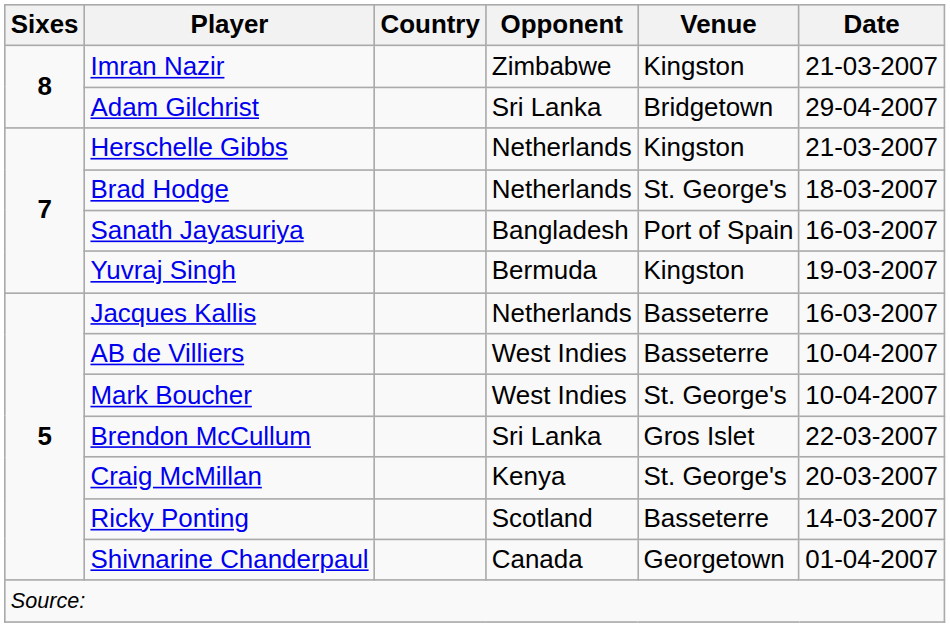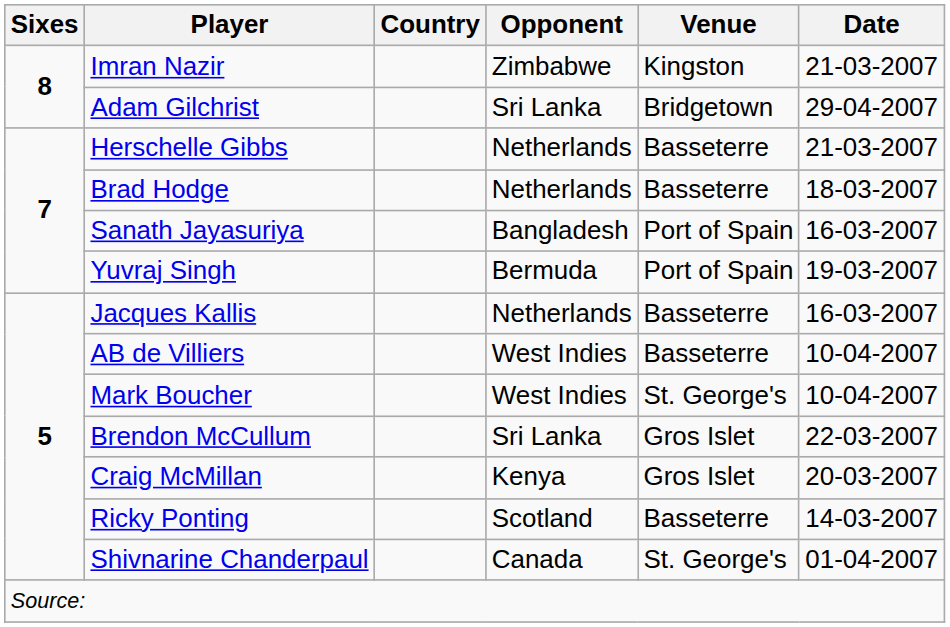(694, 148) Kingston -> (706, 148) Basseterre
(715, 189) St. George's -> (706, 189) Basseterre
(694, 271) Kingston -> (718, 271) Port of Spain
(715, 477) St. George's -> (699, 477) Gros Islet
(714, 559) Georgetown -> (715, 559) St. George's
